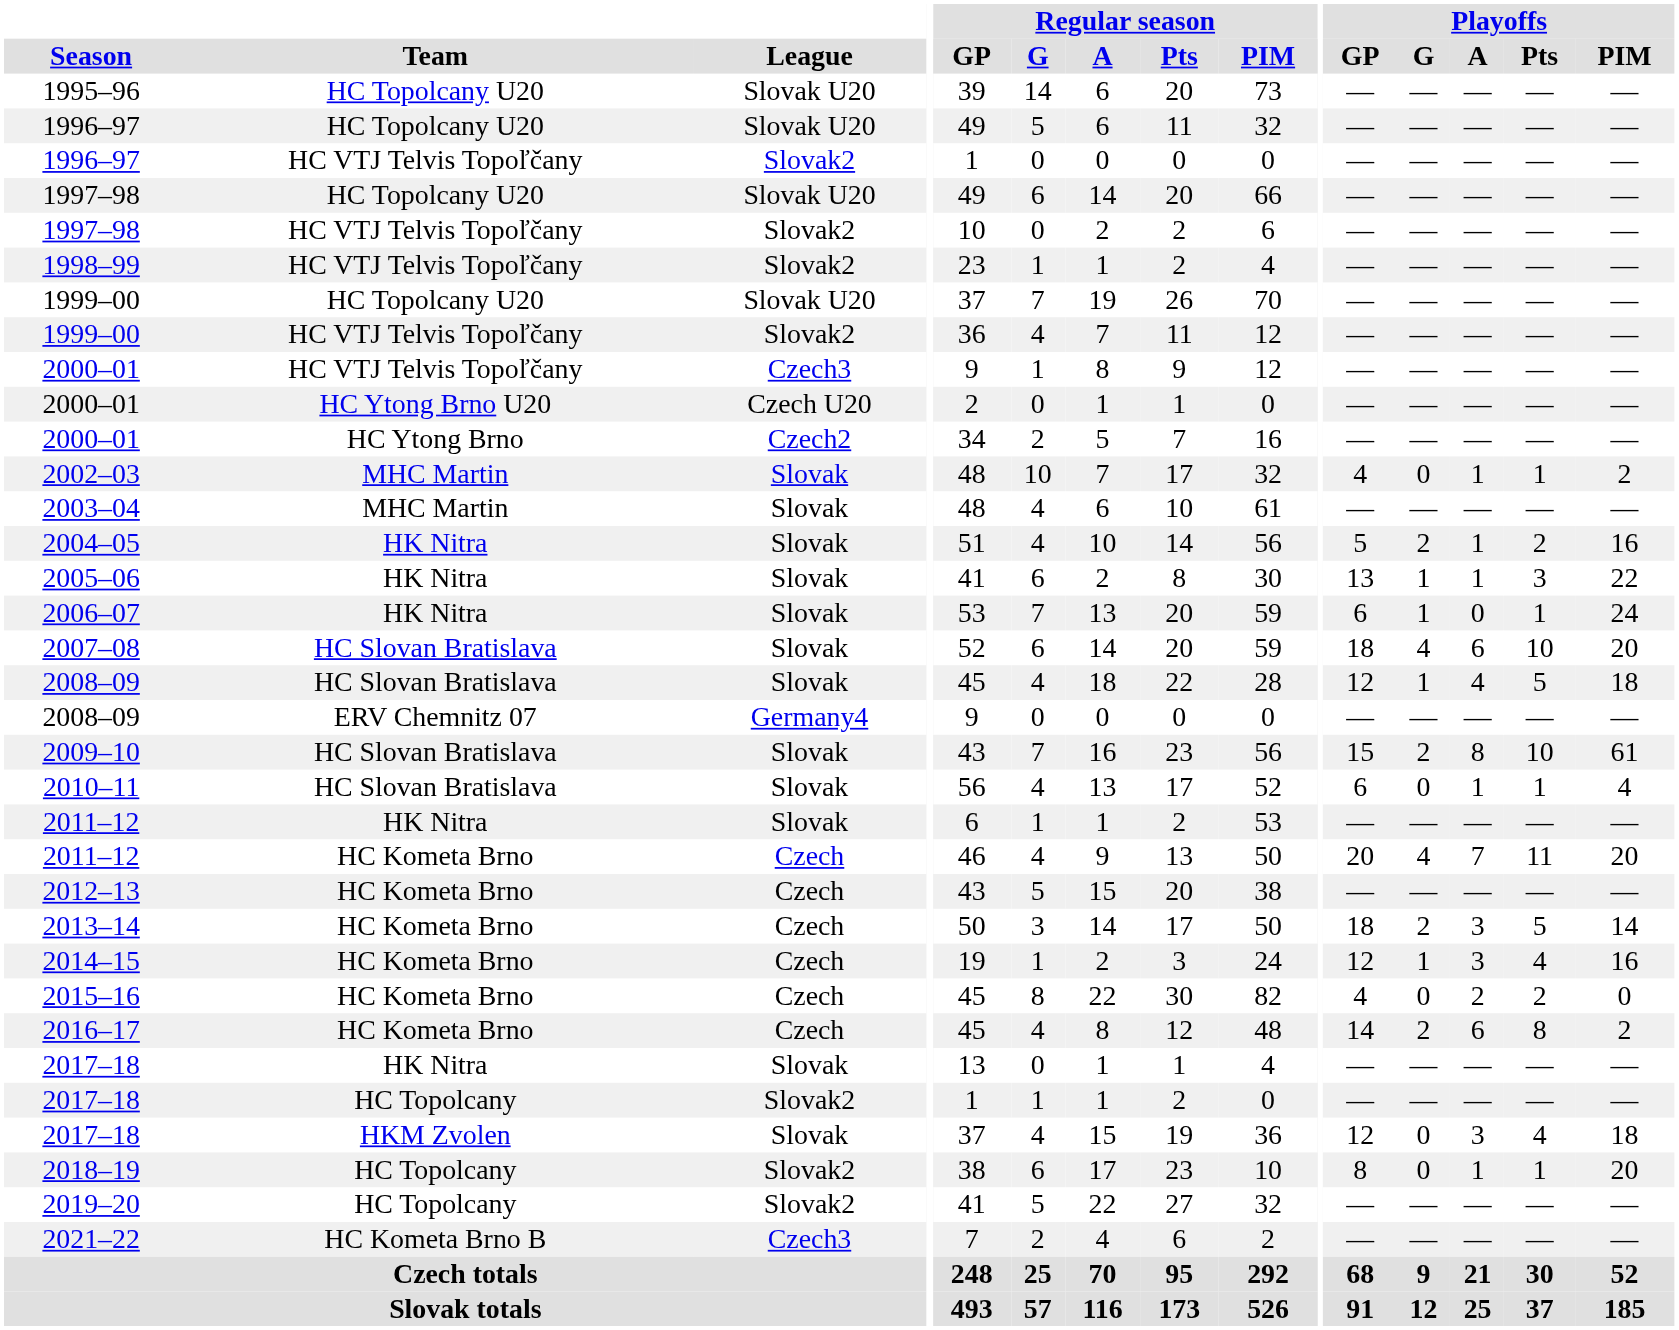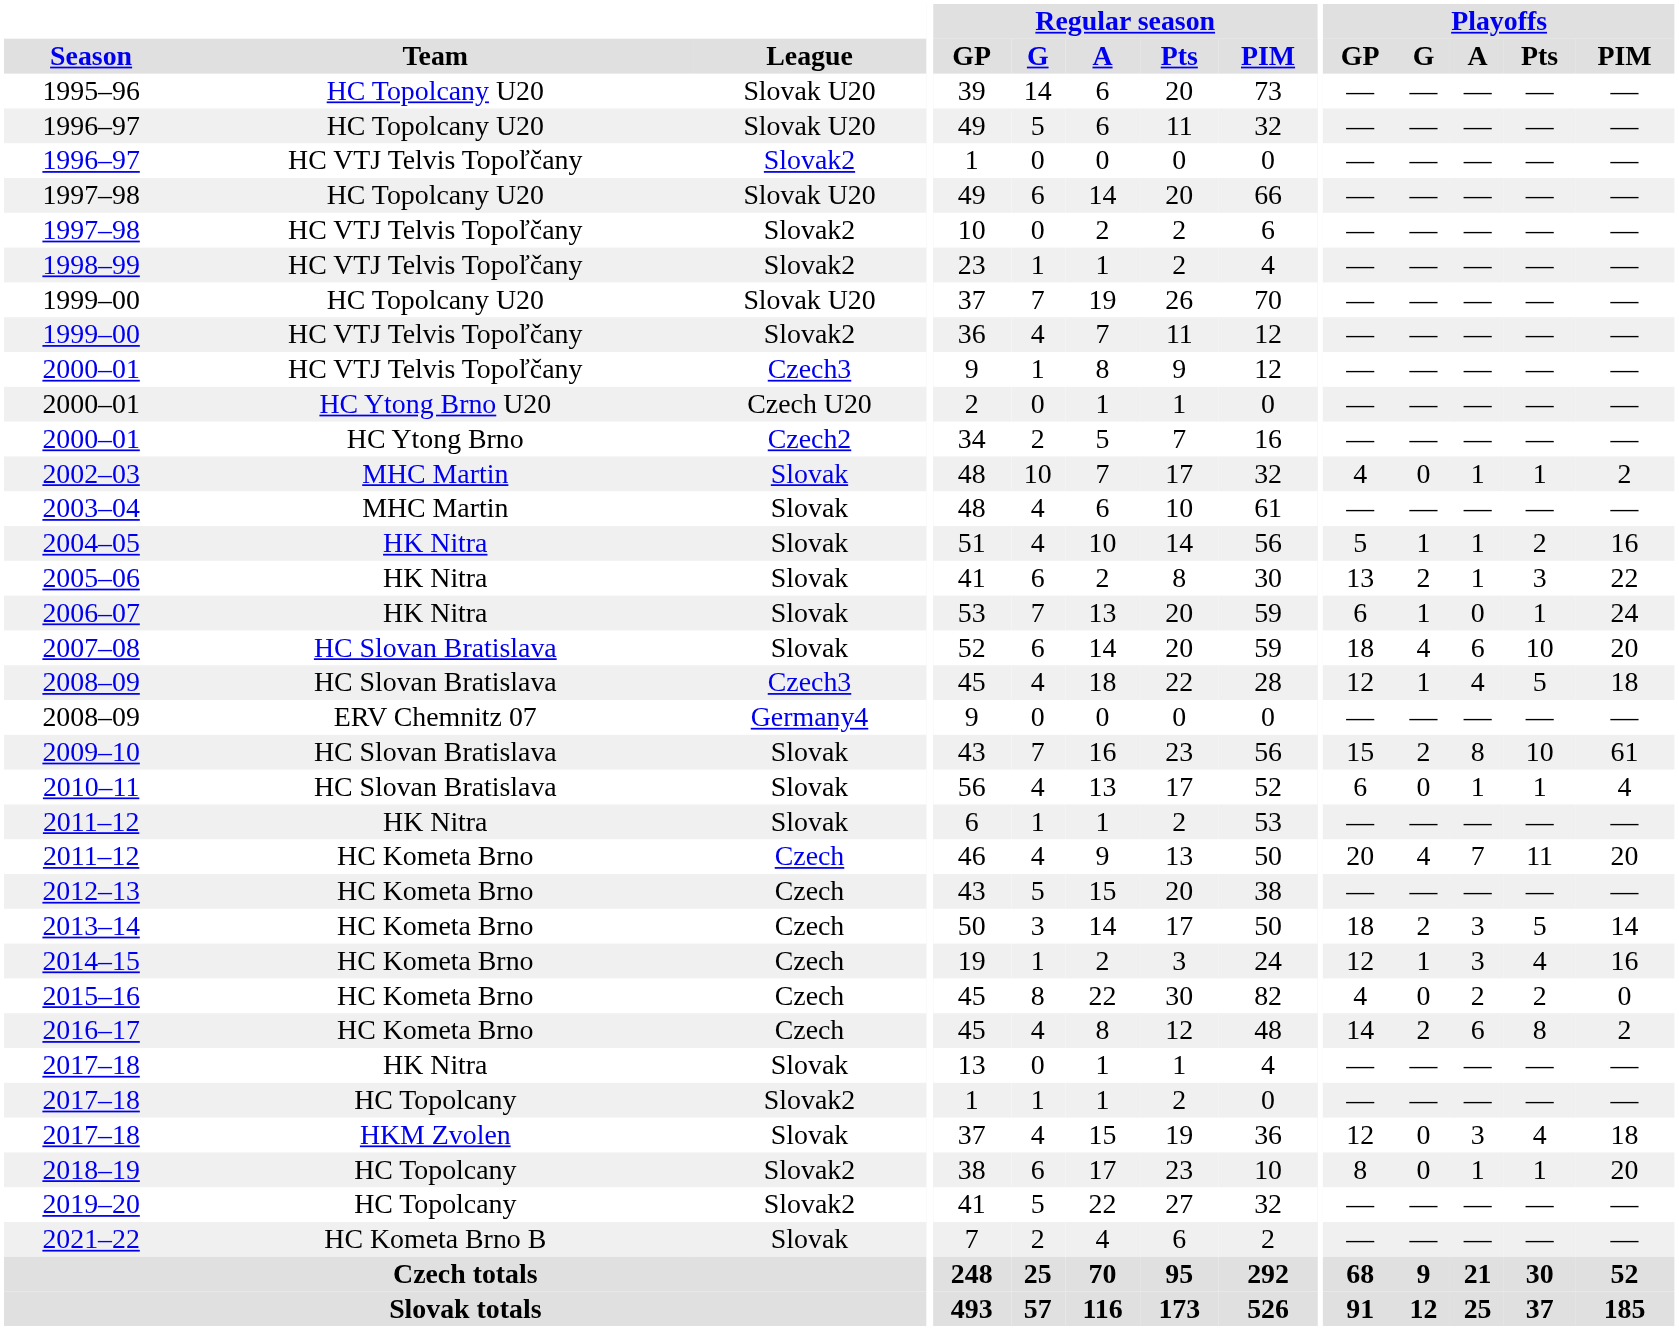(1424, 543) 2 -> (1424, 543) 1
(1424, 577) 1 -> (1424, 577) 2
(809, 682) Slovak -> (809, 682) Czech3
(809, 1239) Czech3 -> (809, 1239) Slovak
